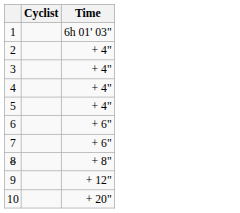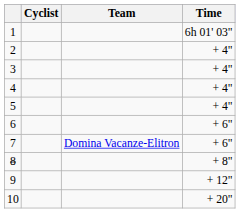+ column: (122, 13)
